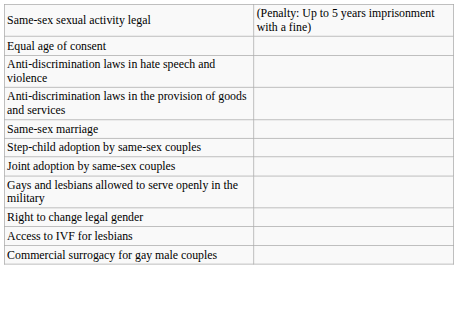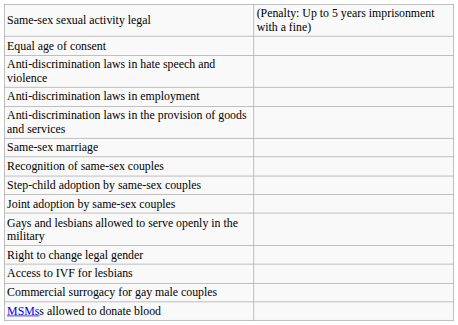+ row: (103, 96)
+ row: (86, 166)
+ row: (84, 311)
